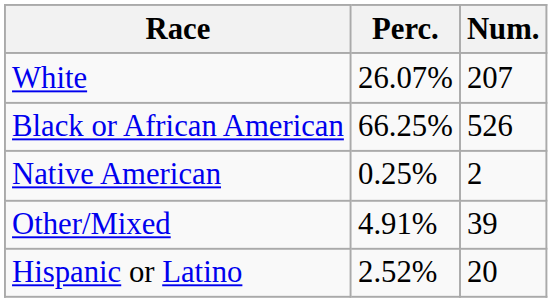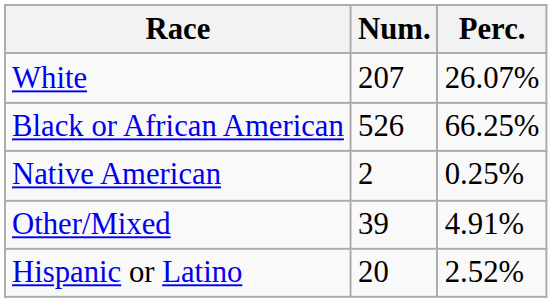columns swapped: (503, 28) <-> (405, 28)
